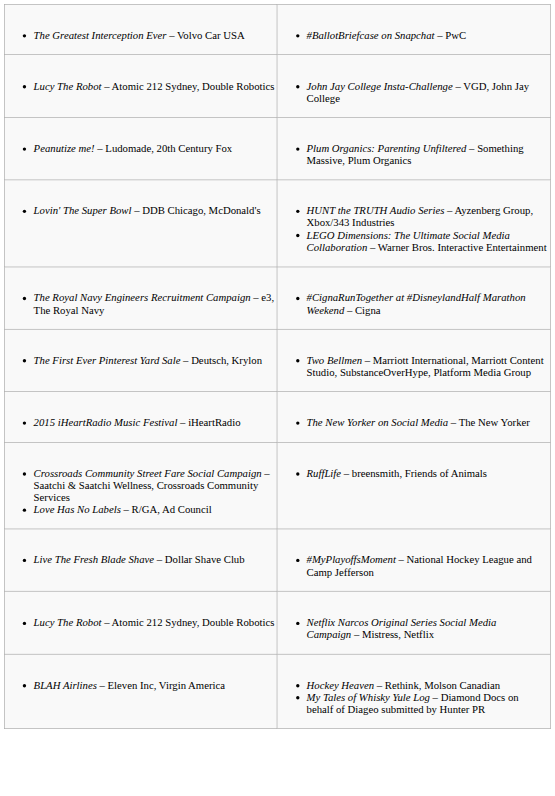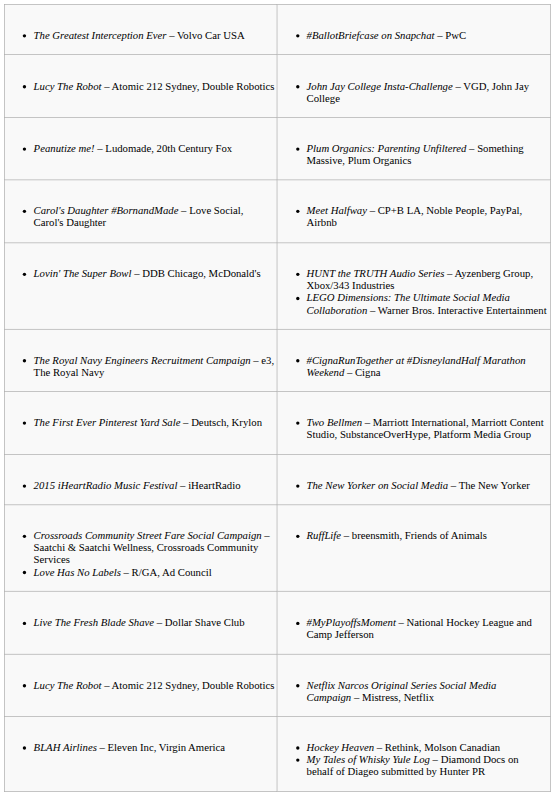+ row: (414, 217)
